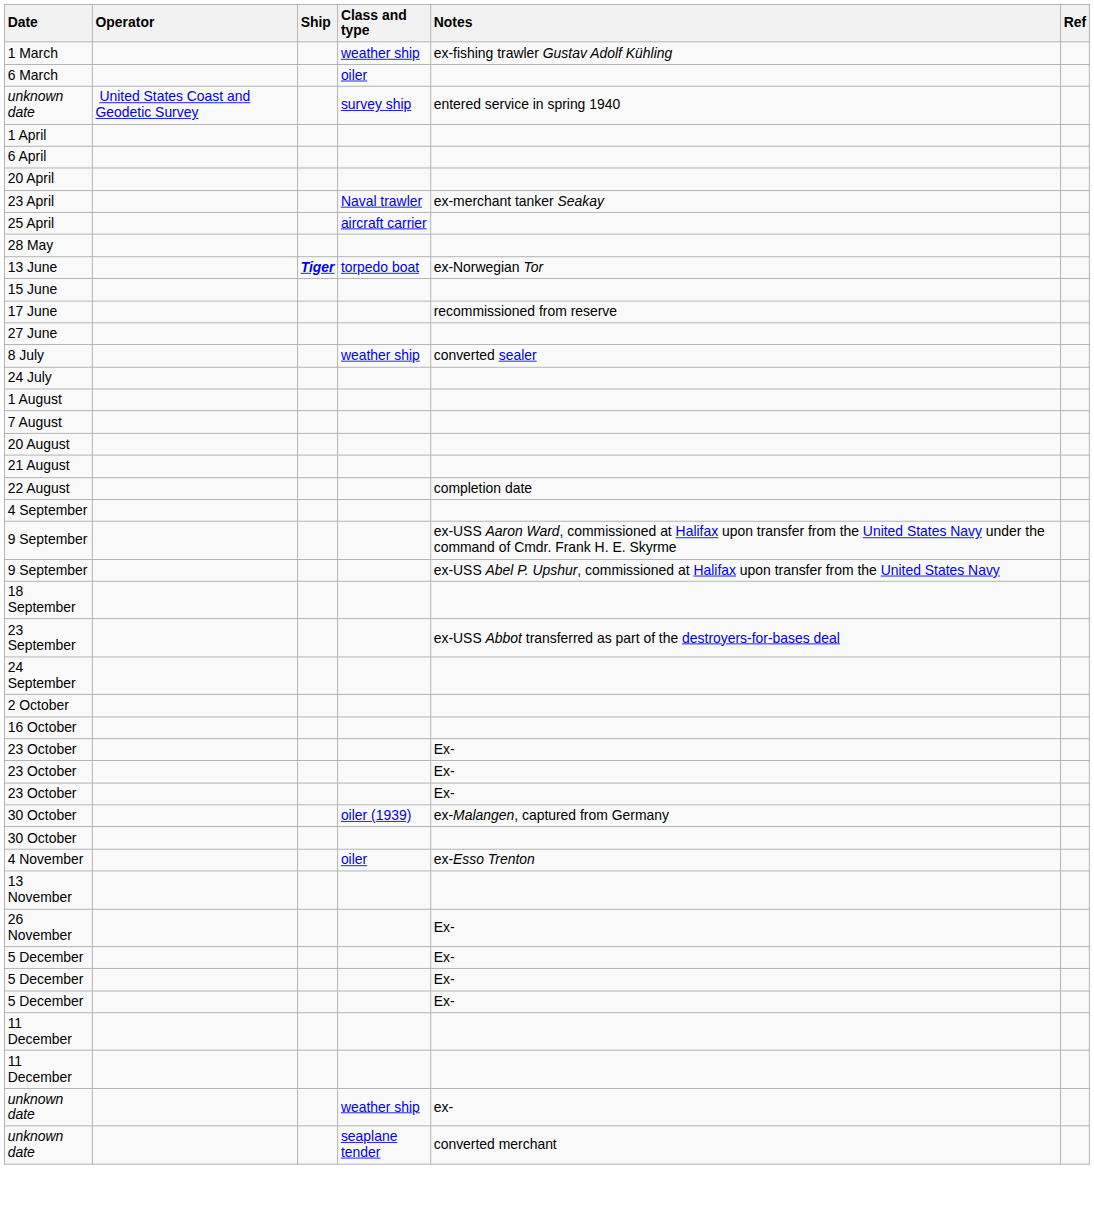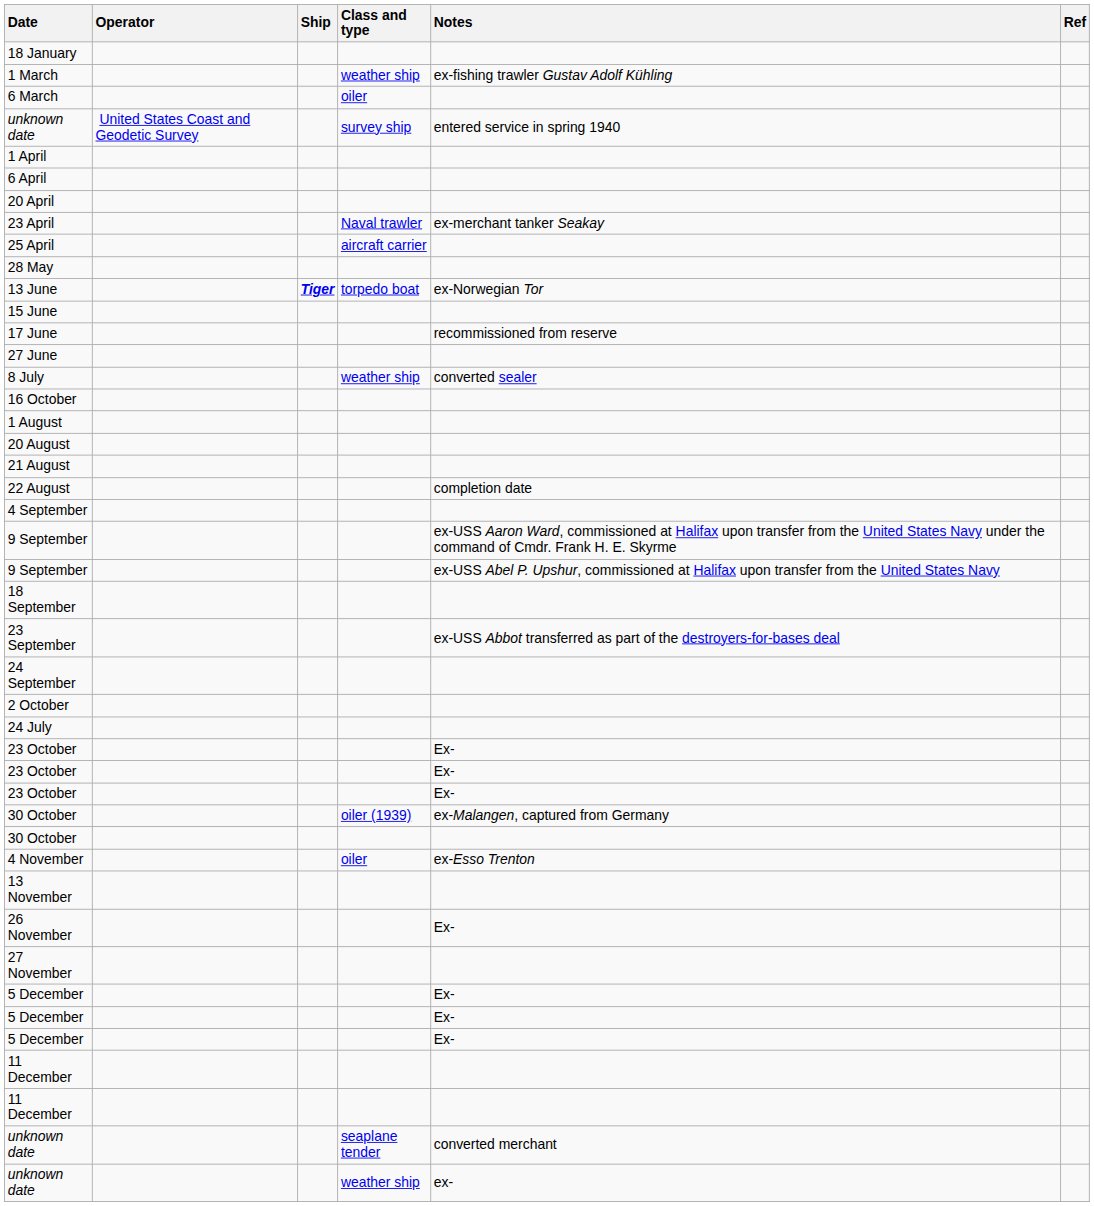+ row: (42, 53)
rows swapped: (30, 378) <-> (42, 727)
- row: (35, 422)
+ row: (40, 965)
rows swapped: (36, 1144) <-> (36, 1107)
